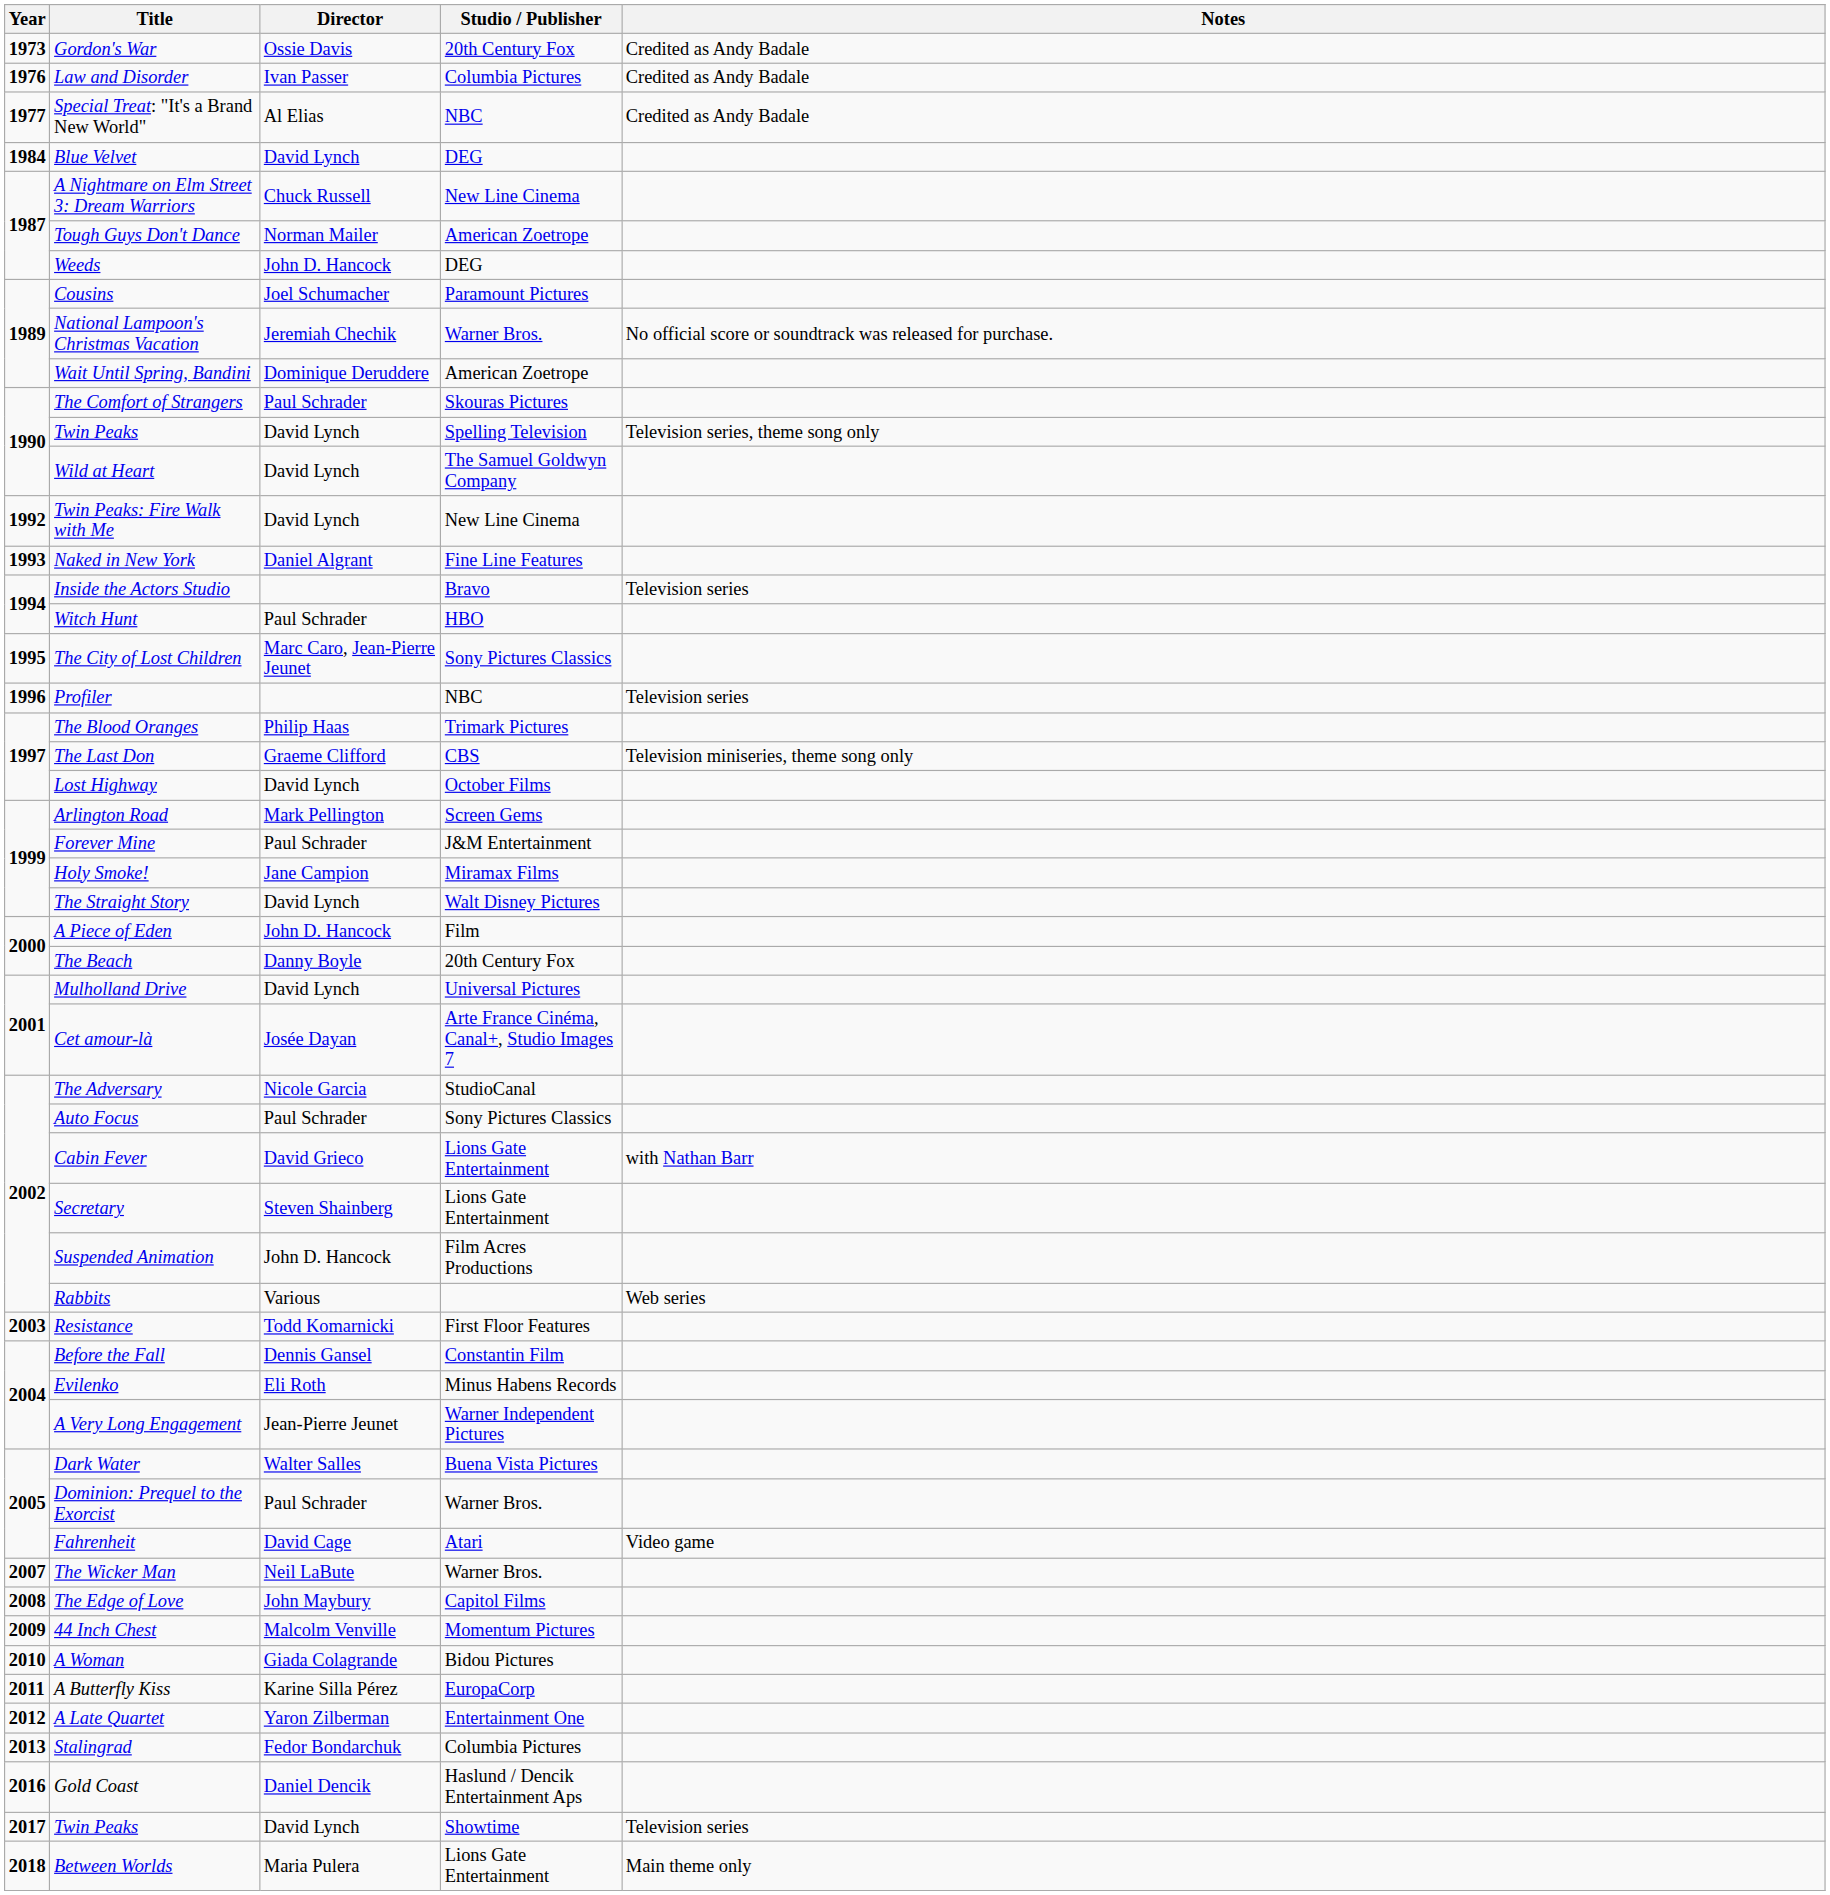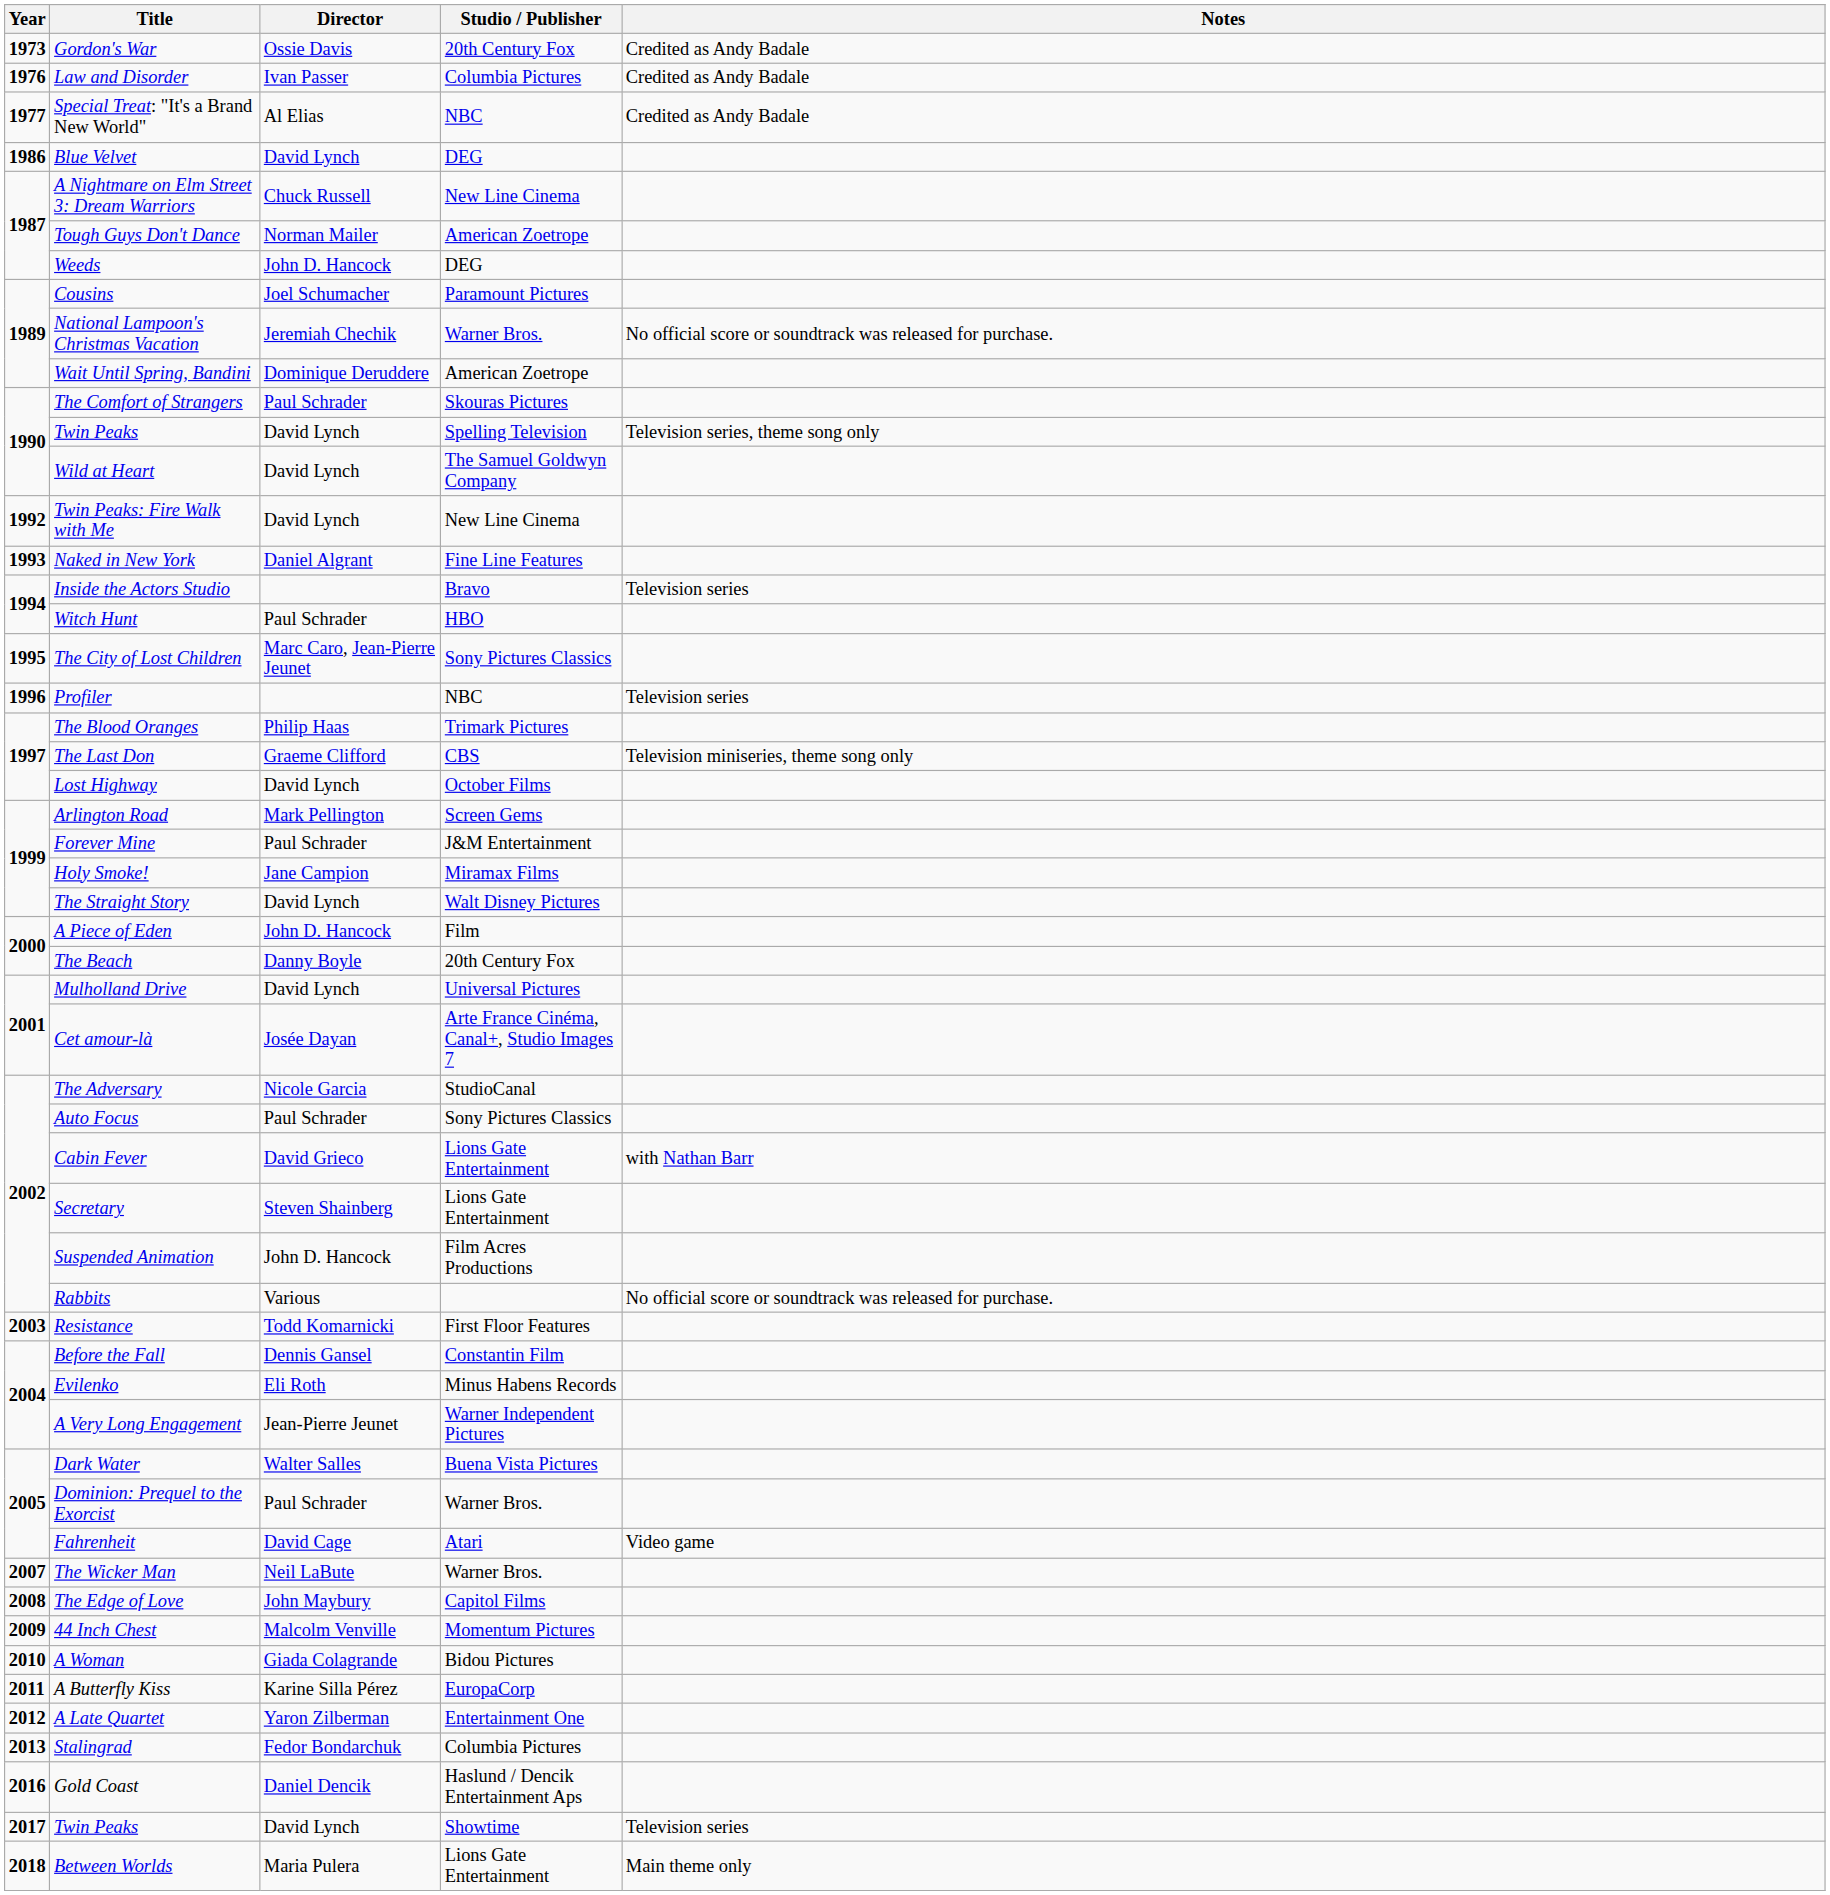(27, 156) 1984 -> (27, 156) 1986
(666, 1297) Web series -> (839, 1297) No official score or soundtrack was released for purchase.
